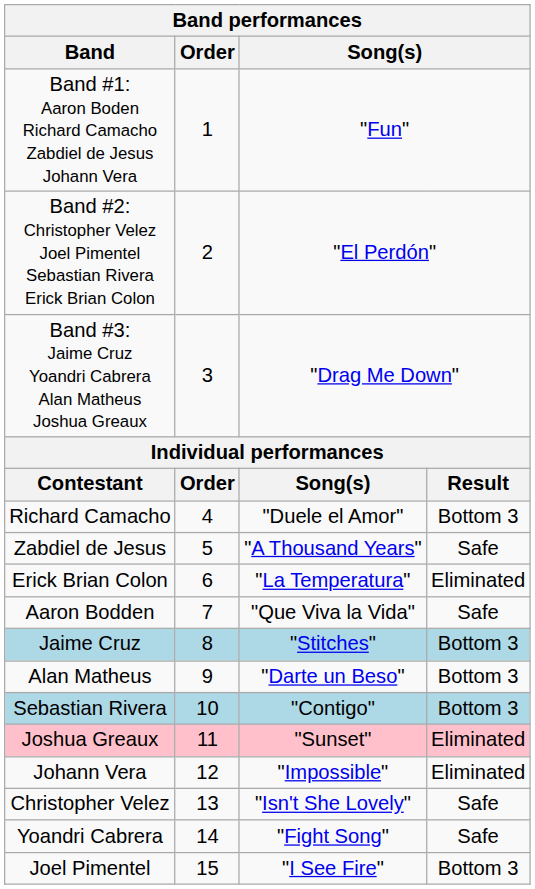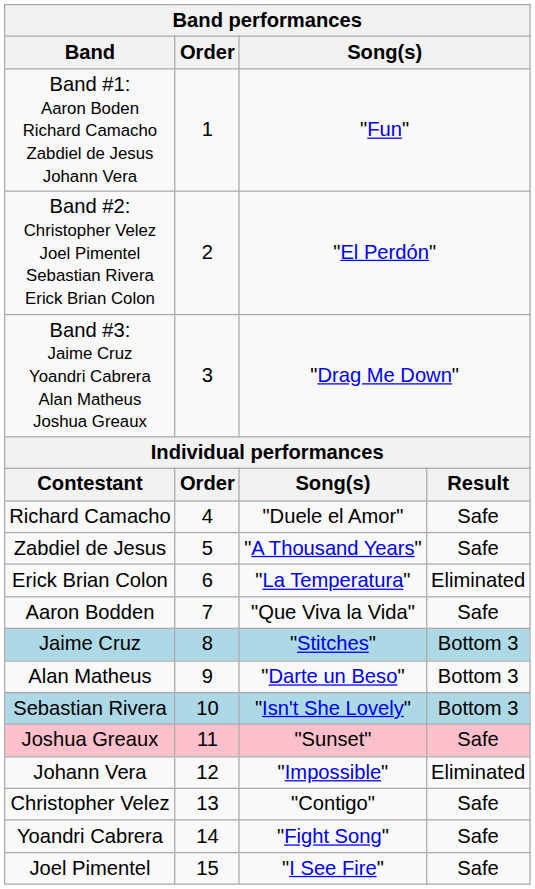(478, 516) Bottom 3 -> (478, 516) Safe
(333, 708) "Contigo" -> (333, 708) "Isn't She Lovely"
(478, 740) Eliminated -> (478, 740) Safe
(333, 804) "Isn't She Lovely" -> (333, 804) "Contigo"
(478, 868) Bottom 3 -> (478, 868) Safe
